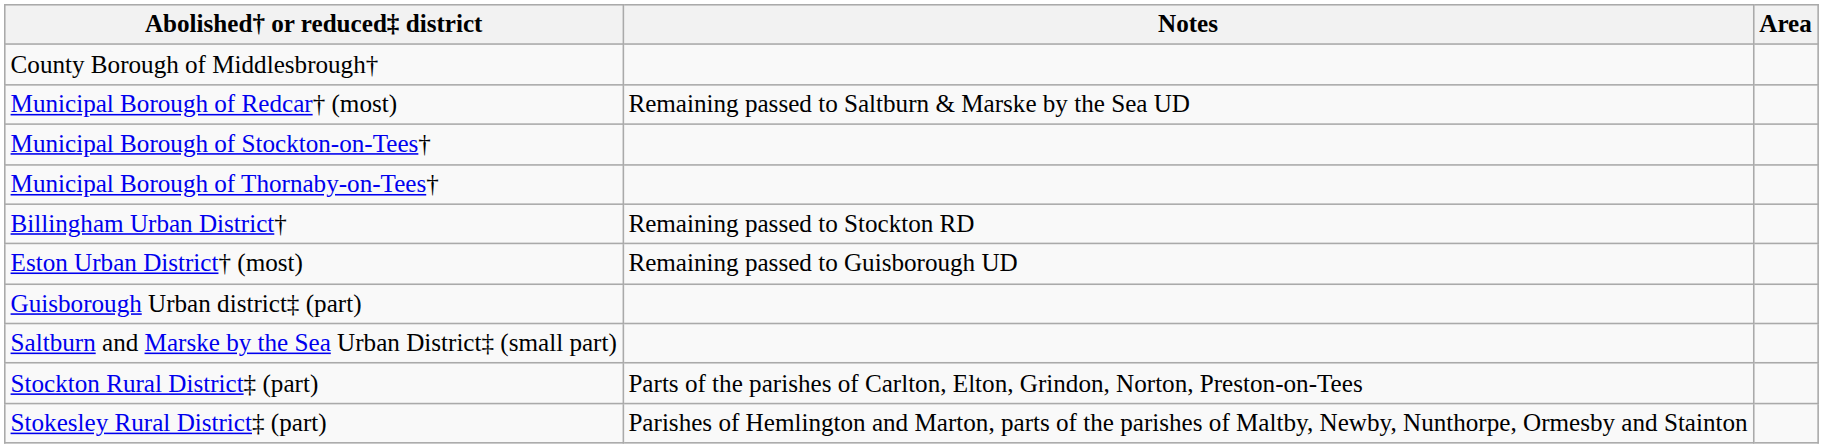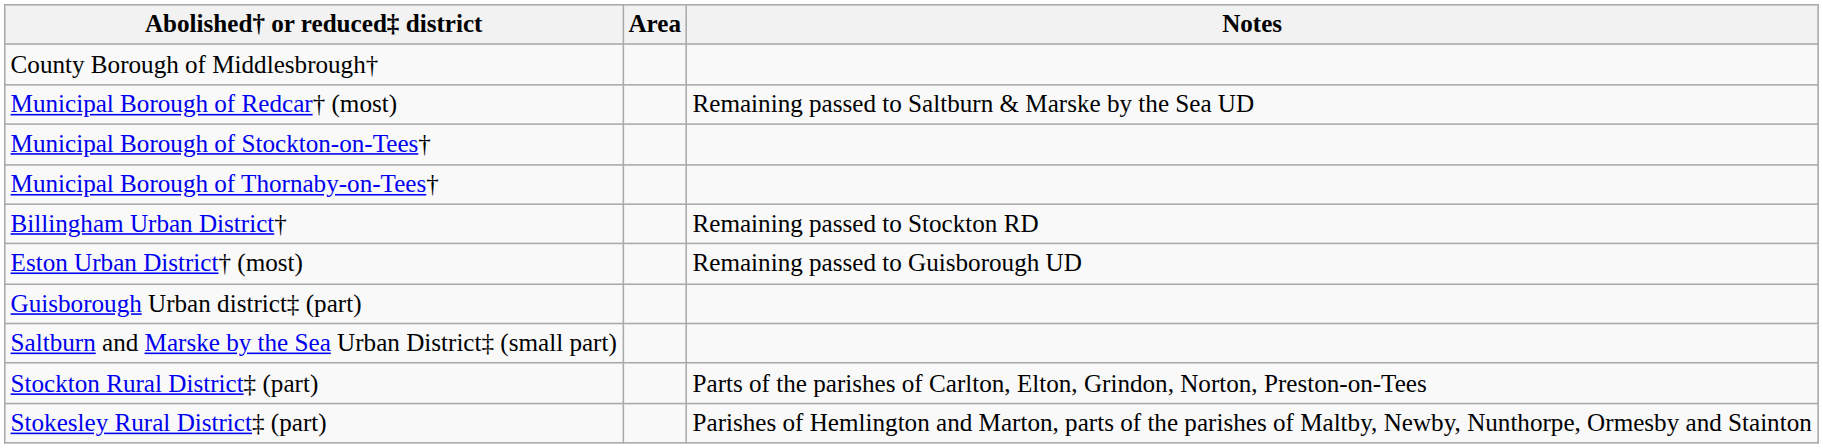columns swapped: (1786, 24) <-> (1188, 24)
